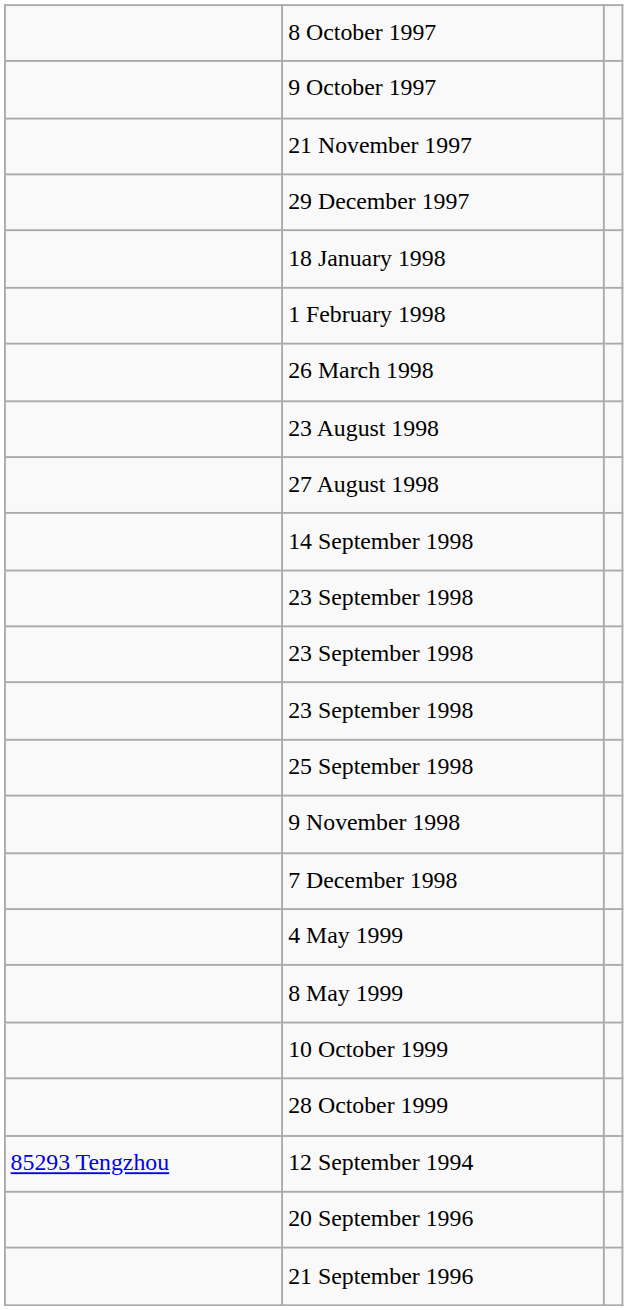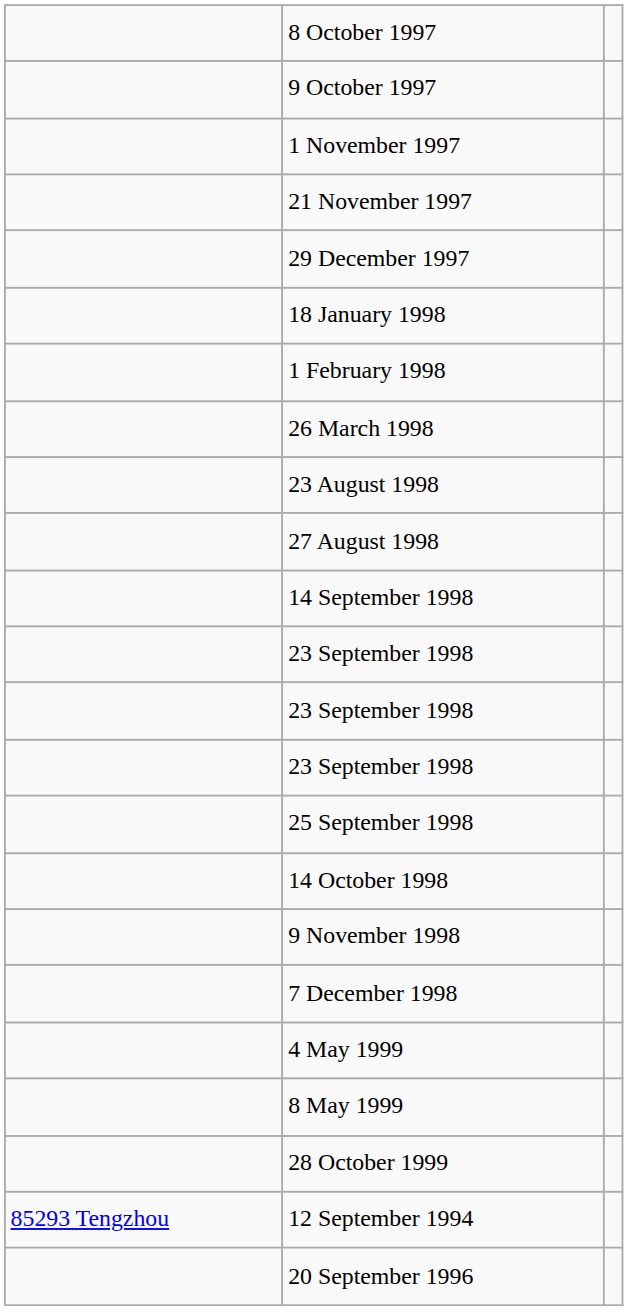+ row: (144, 146)
+ row: (144, 881)
- row: (144, 1050)
- row: (144, 1277)
